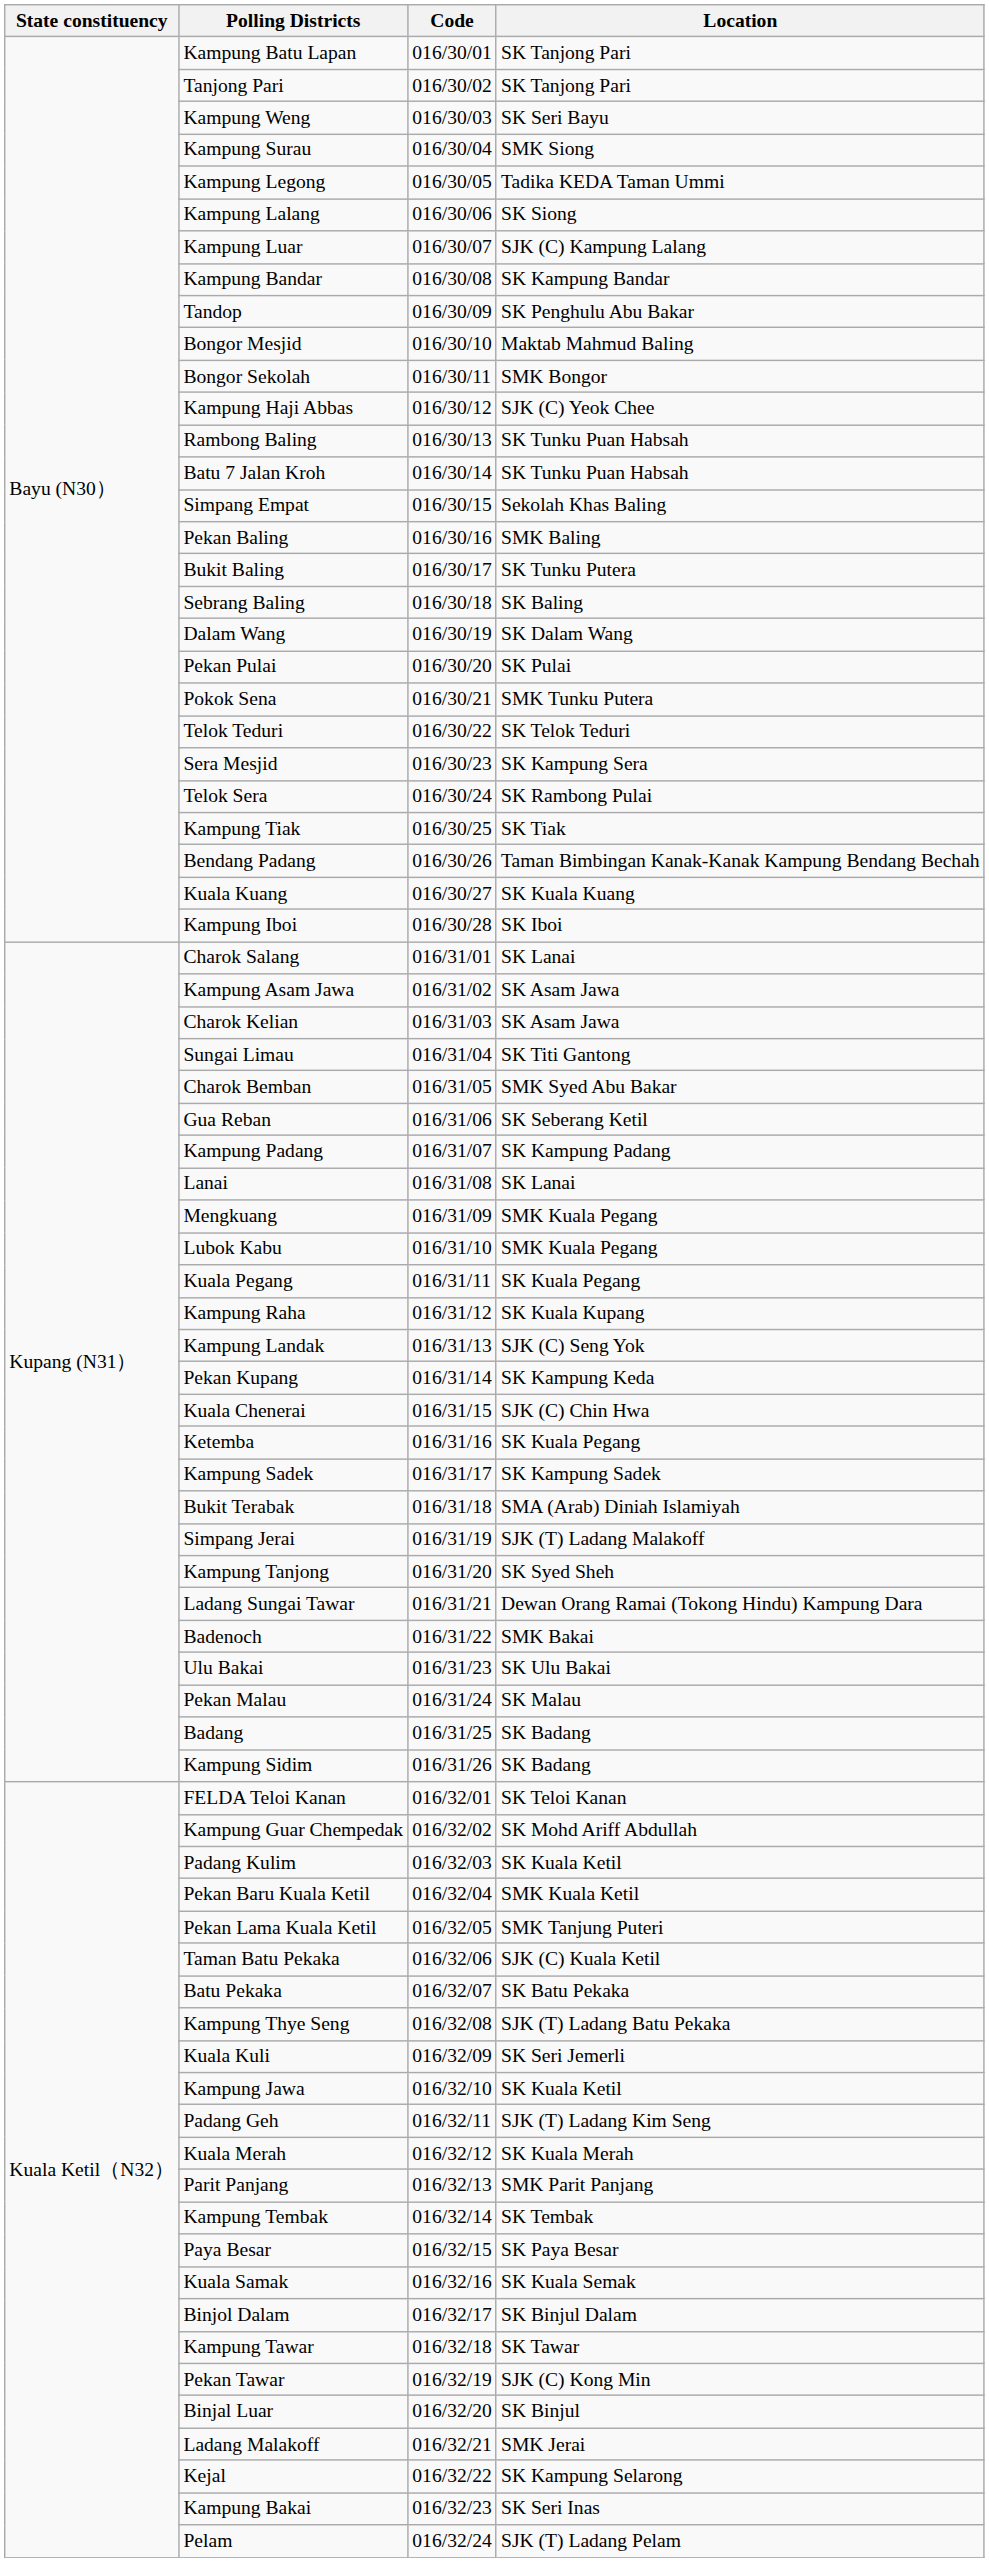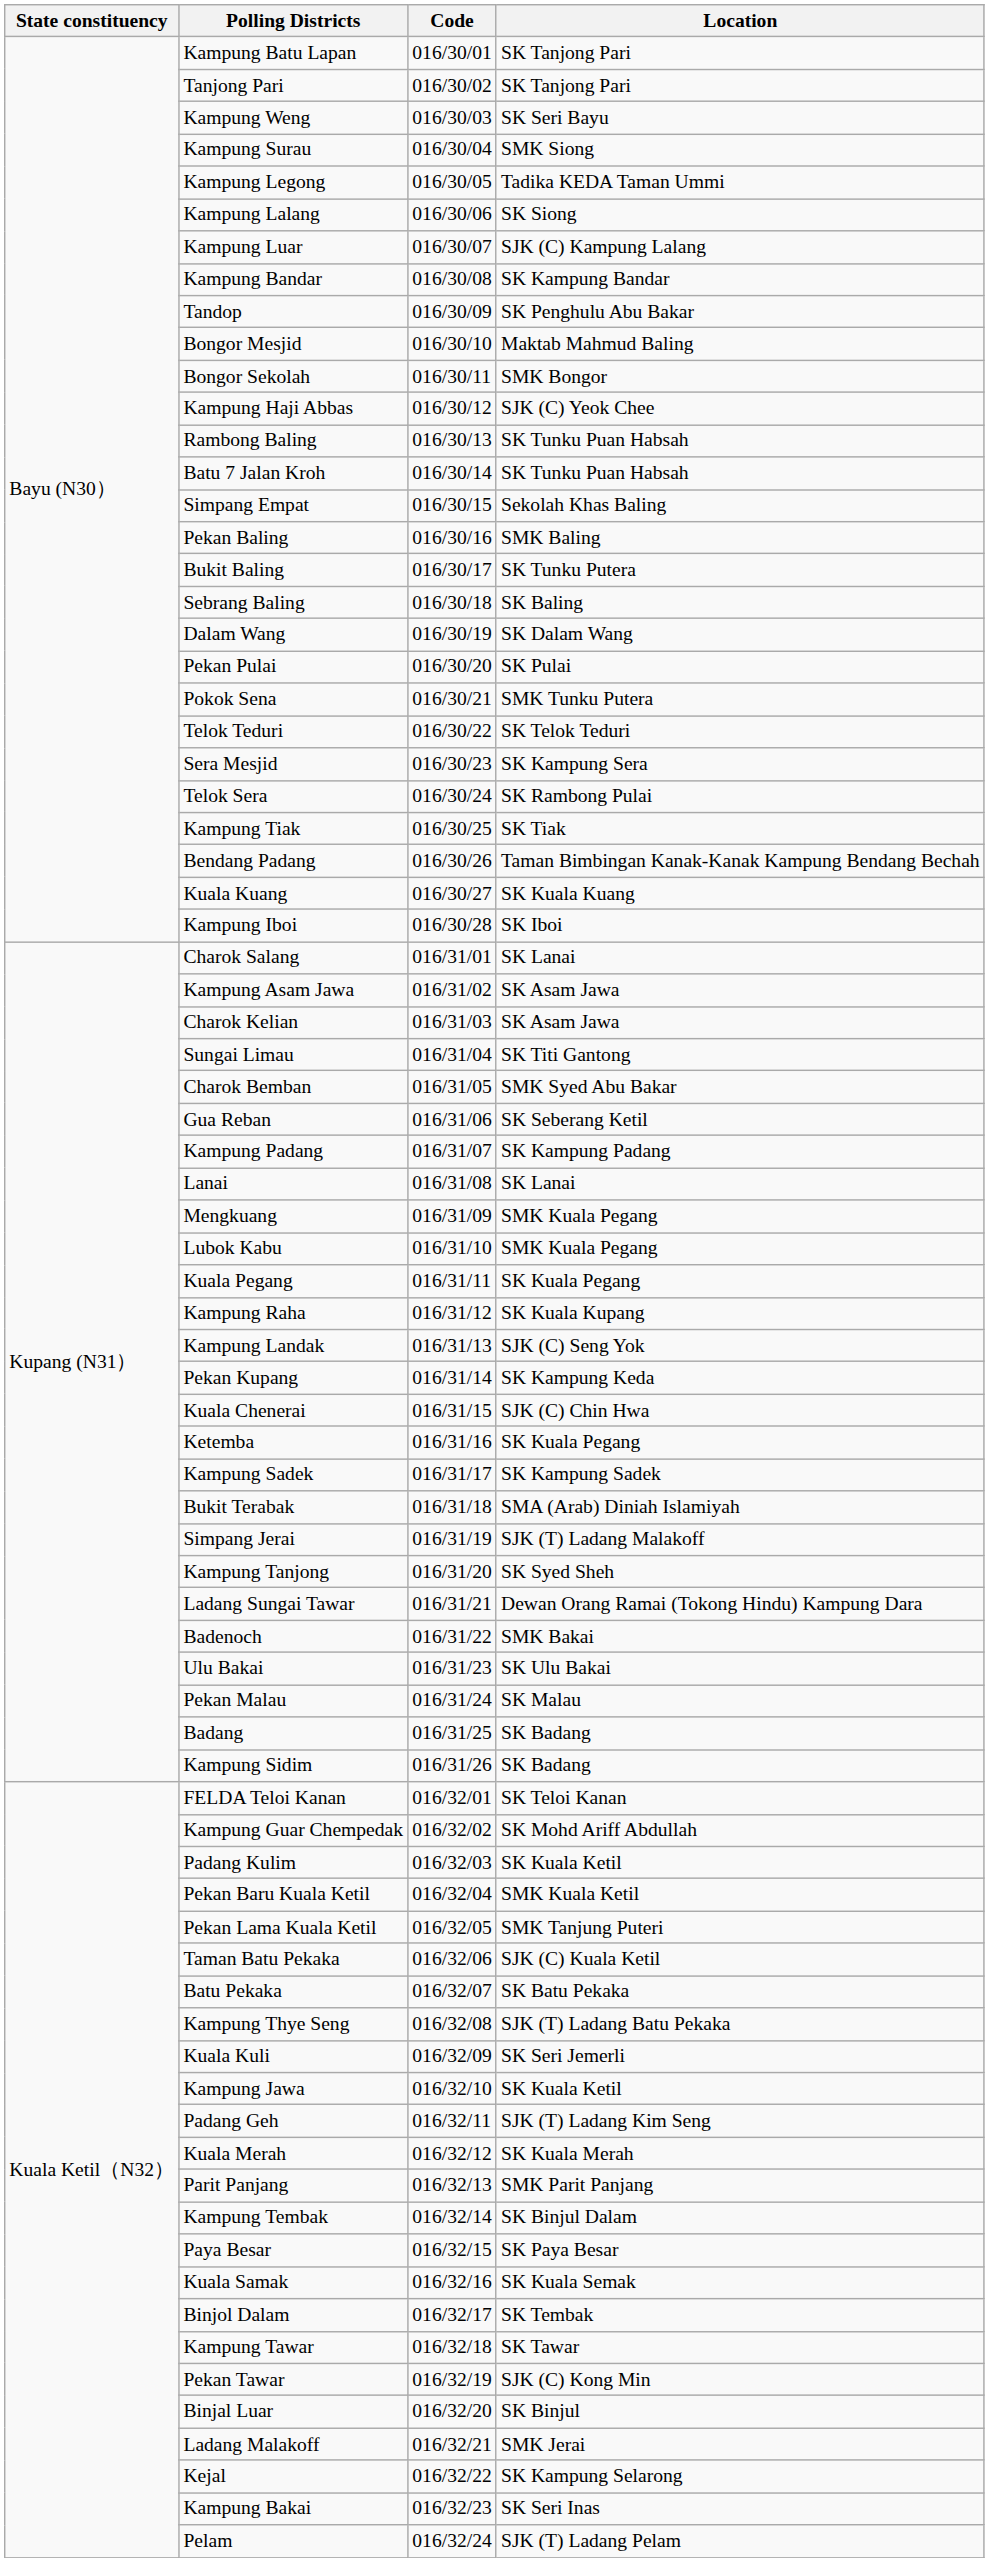(547, 2217) SK Tembak -> (569, 2217) SK Binjul Dalam
(569, 2314) SK Binjul Dalam -> (547, 2314) SK Tembak
